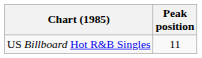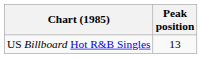(175, 44) 11 -> (175, 44) 13
